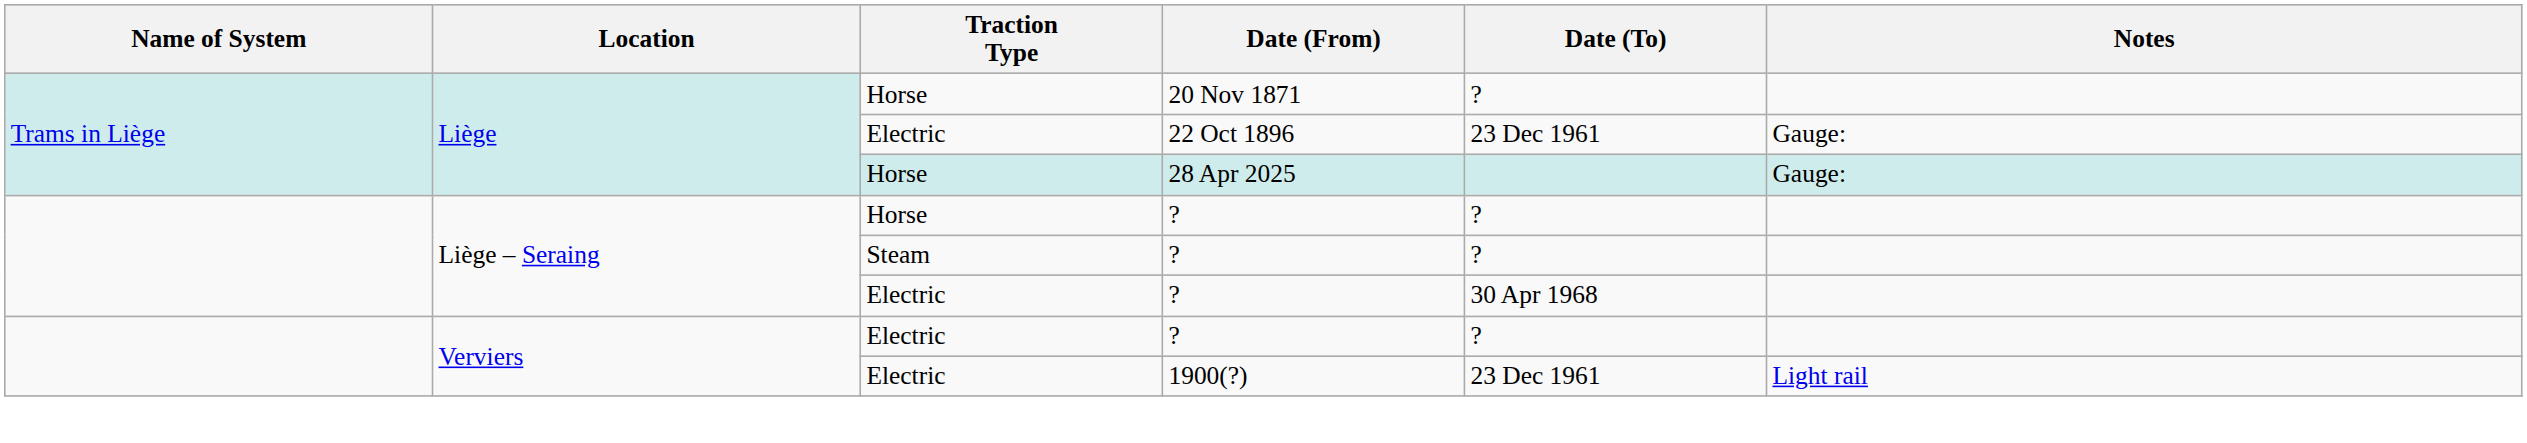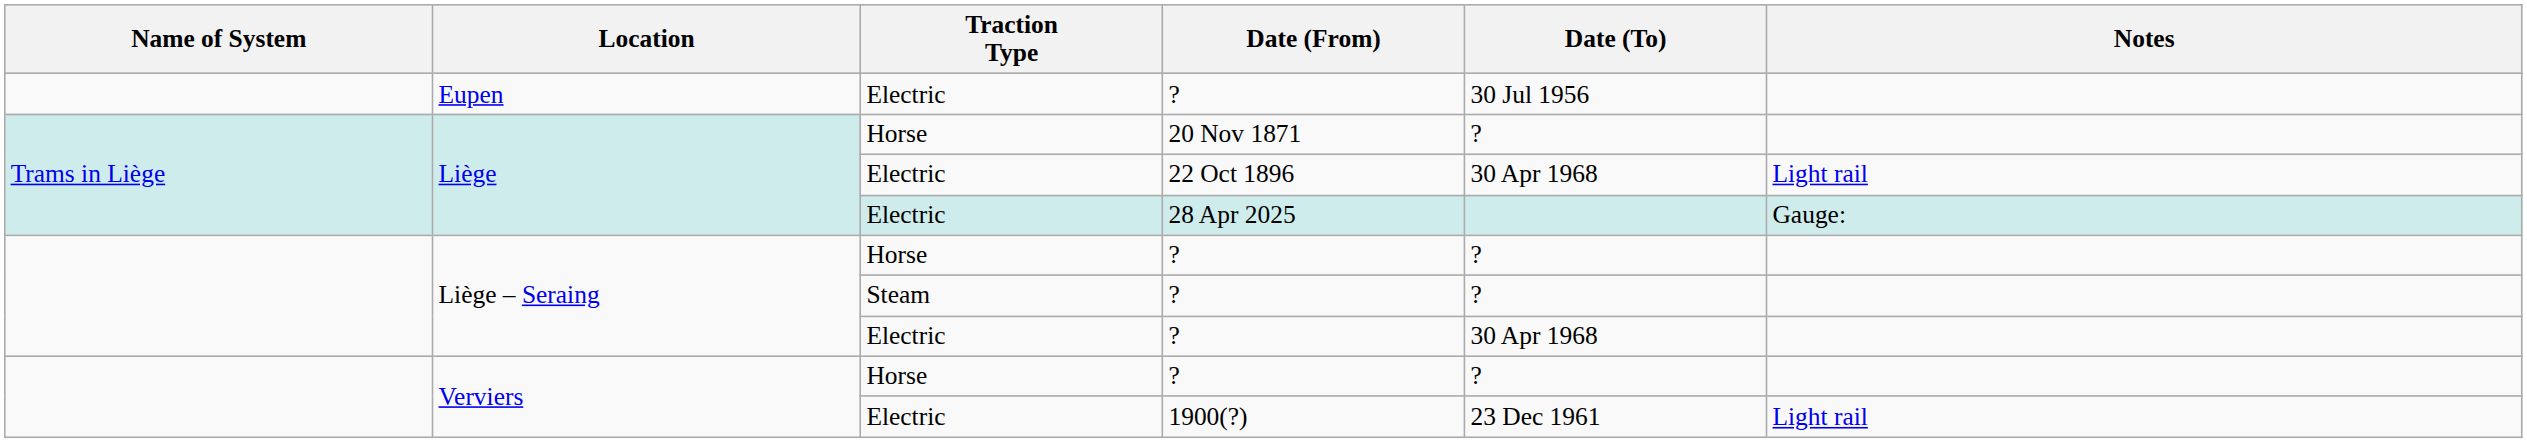+ row: (471, 93)
(1535, 133) 23 Dec 1961 -> (1534, 174) 30 Apr 1968
(1809, 133) Gauge: -> (1820, 174) Light rail
(897, 174) Horse -> (906, 214) Electric
(906, 335) Electric -> (897, 376) Horse
